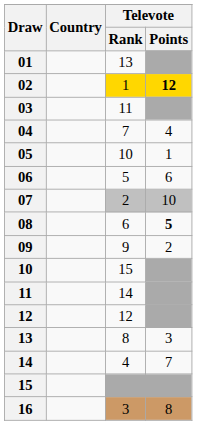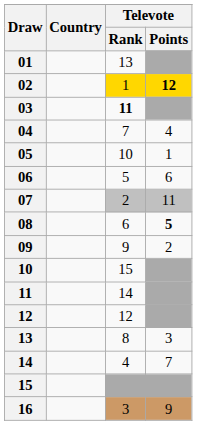(126, 108) normal -> (126, 108) bold
(169, 200) 10 -> (169, 200) 11
(169, 408) 8 -> (169, 408) 9
